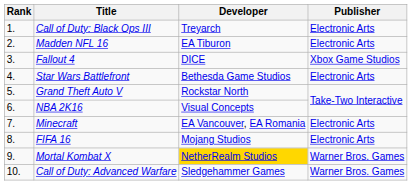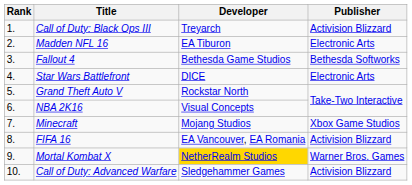(342, 28) Electronic Arts -> (351, 28) Activision Blizzard
(193, 60) DICE -> (236, 60) Bethesda Game Studios
(355, 60) Xbox Game Studios -> (355, 60) Bethesda Softworks
(236, 76) Bethesda Game Studios -> (193, 76) DICE
(243, 124) EA Vancouver, EA Romania -> (216, 124) Mojang Studios
(342, 124) Electronic Arts -> (355, 124) Xbox Game Studios
(216, 140) Mojang Studios -> (243, 140) EA Vancouver, EA Romania
(342, 140) Electronic Arts -> (351, 140) Activision Blizzard
(357, 172) Warner Bros. Games -> (351, 172) Activision Blizzard
